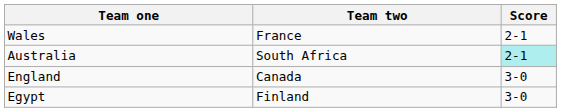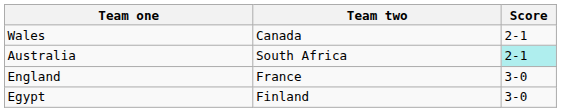(279, 35) France -> (279, 35) Canada
(279, 76) Canada -> (279, 76) France
